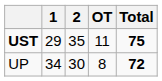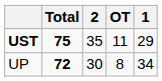columns swapped: (53, 17) <-> (137, 17)
